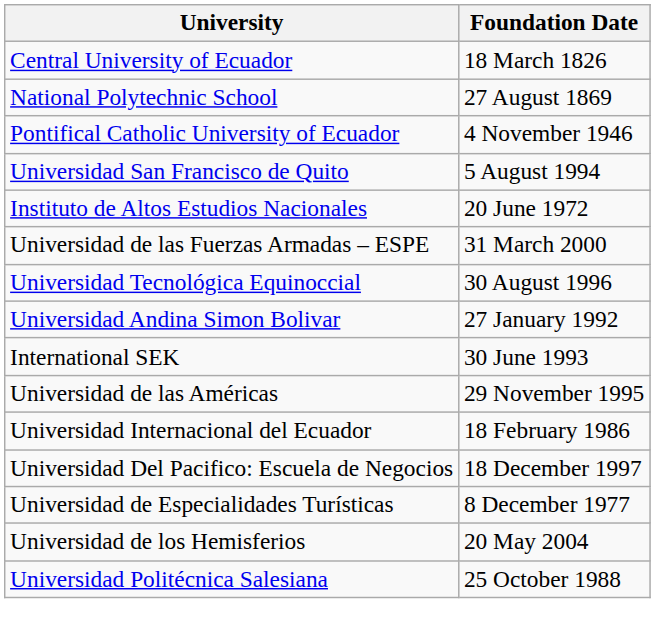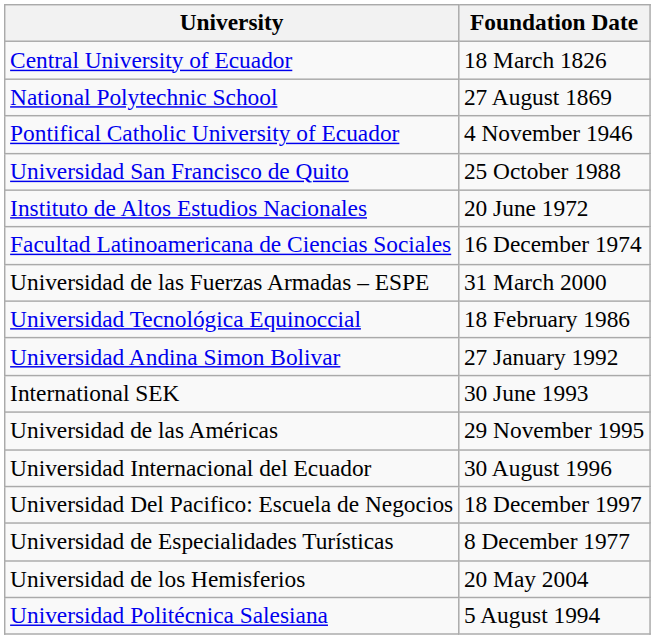(532, 171) 5 August 1994 -> (542, 171) 25 October 1988
+ row: (231, 245)
(538, 282) 30 August 1996 -> (547, 319) 18 February 1986
(547, 430) 18 February 1986 -> (538, 467) 30 August 1996
(542, 578) 25 October 1988 -> (532, 615) 5 August 1994
